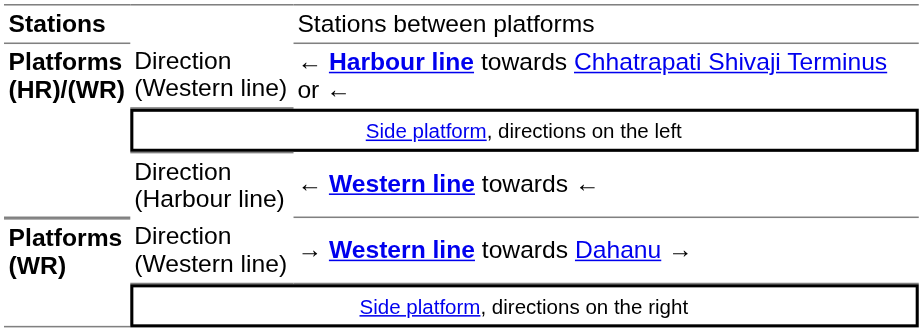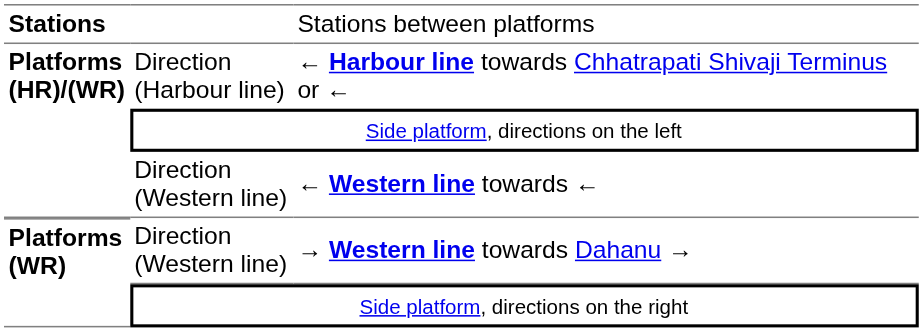(211, 74) Direction (Western line) -> (209, 76) Direction (Harbour line)
(209, 185) Direction (Harbour line) -> (211, 183) Direction (Western line)
